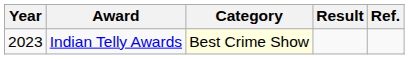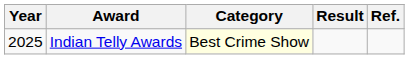(25, 41) 2023 -> (25, 41) 2025
